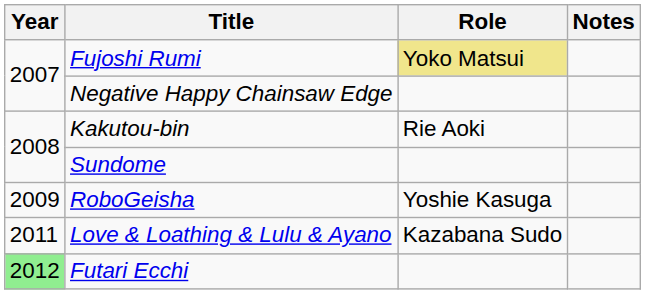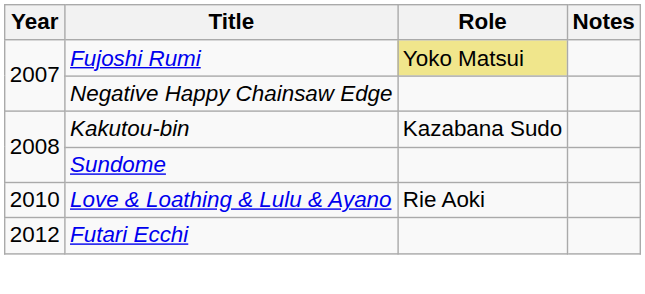(444, 128) Rie Aoki -> (483, 128) Kazabana Sudo
- row: (132, 199)
(34, 235) 2011 -> (35, 199) 2010
(483, 235) Kazabana Sudo -> (444, 199) Rie Aoki
(35, 270) lightgreen background -> (35, 235) no background
